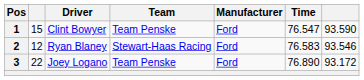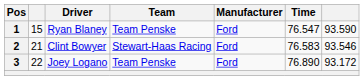(77, 29) Clint Bowyer -> (77, 29) Ryan Blaney
(37, 46) 12 -> (37, 46) 21
(77, 46) Ryan Blaney -> (77, 46) Clint Bowyer
